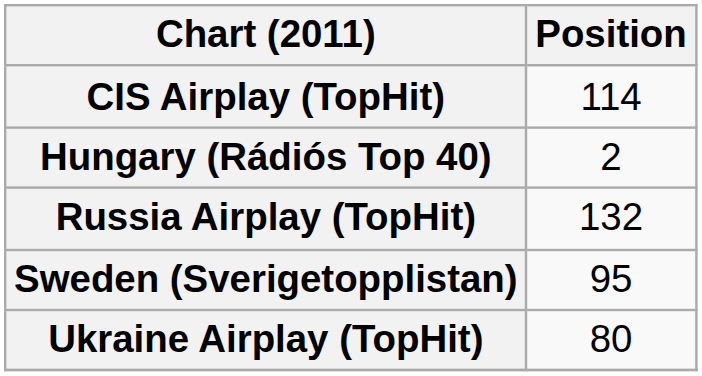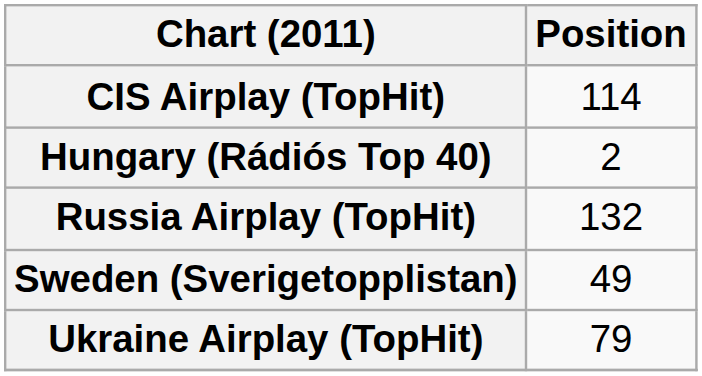(611, 278) 95 -> (611, 278) 49
(611, 339) 80 -> (611, 339) 79
